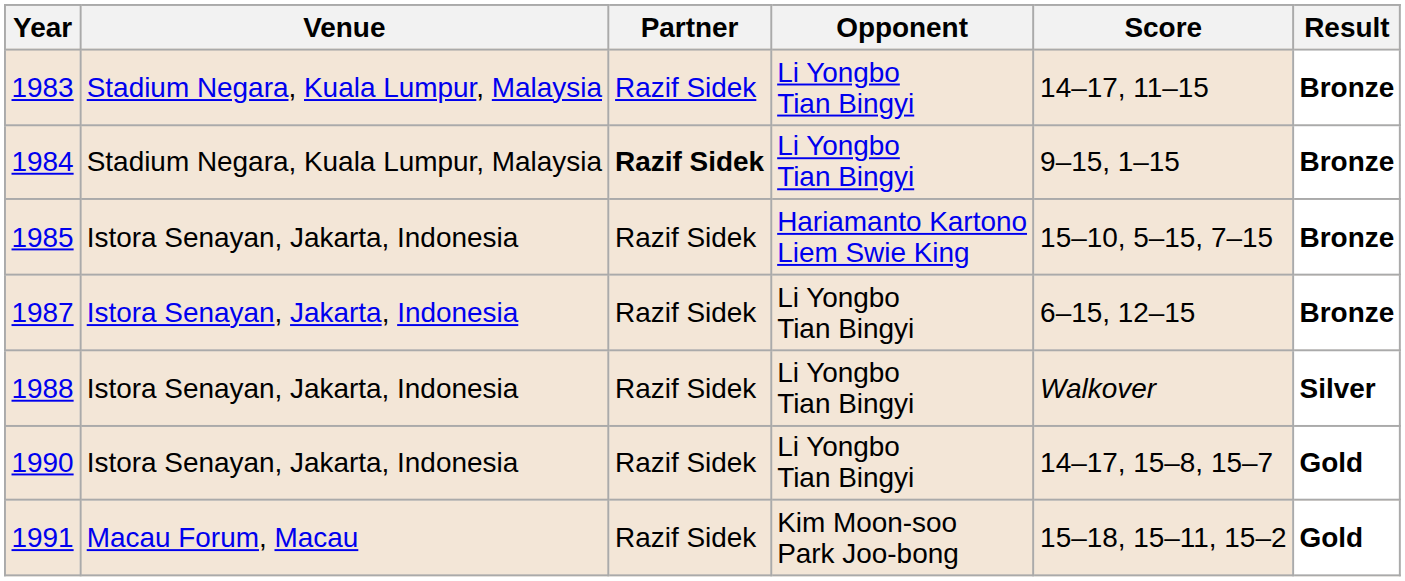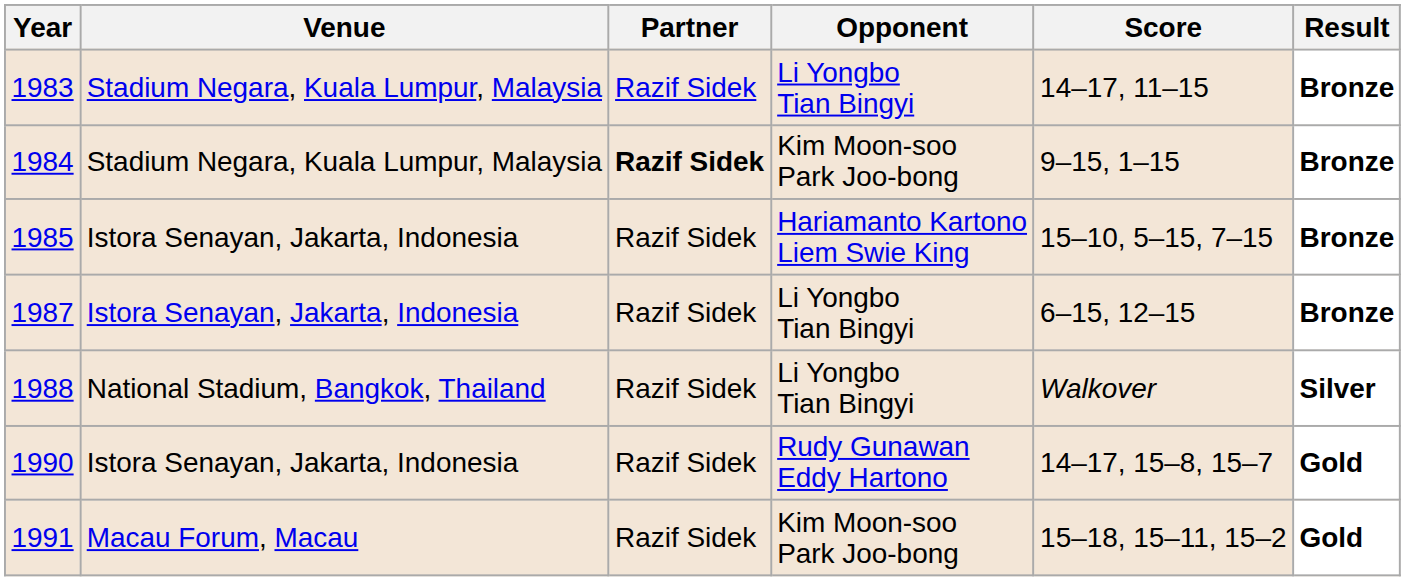(846, 162) Li Yongbo Tian Bingyi -> (868, 162) Kim Moon-soo Park Joo-bong
(302, 388) Istora Senayan, Jakarta, Indonesia -> (316, 388) National Stadium, Bangkok, Thailand
(846, 463) Li Yongbo Tian Bingyi -> (873, 463) Rudy Gunawan Eddy Hartono
